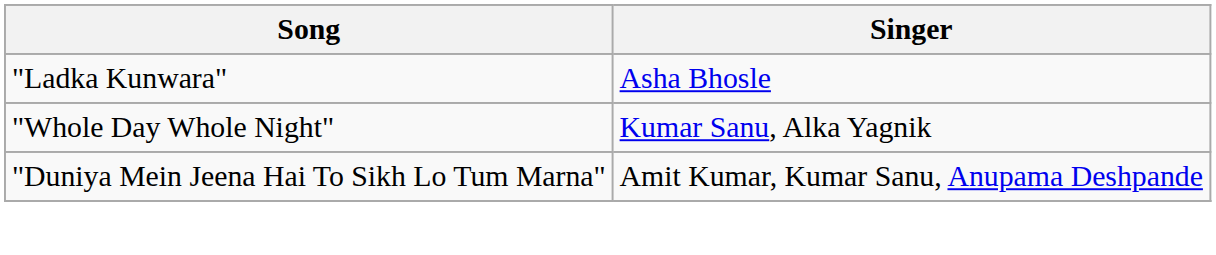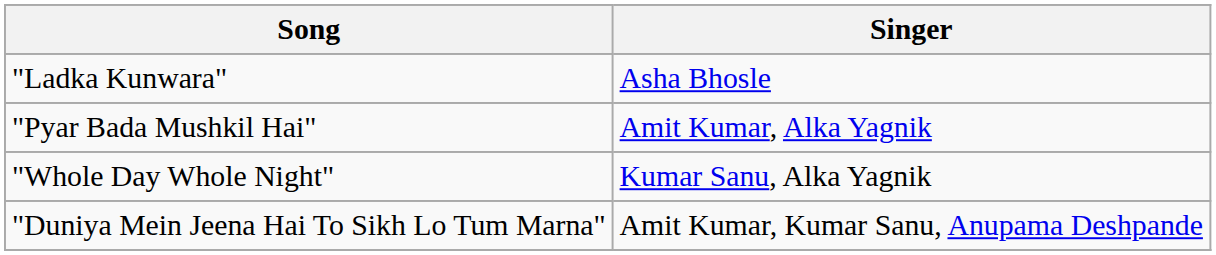+ row: (164, 127)
